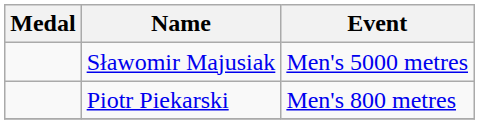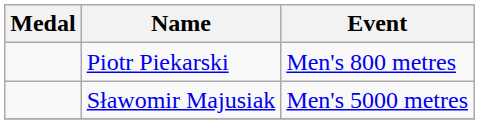rows swapped: (158, 99) <-> (181, 61)
